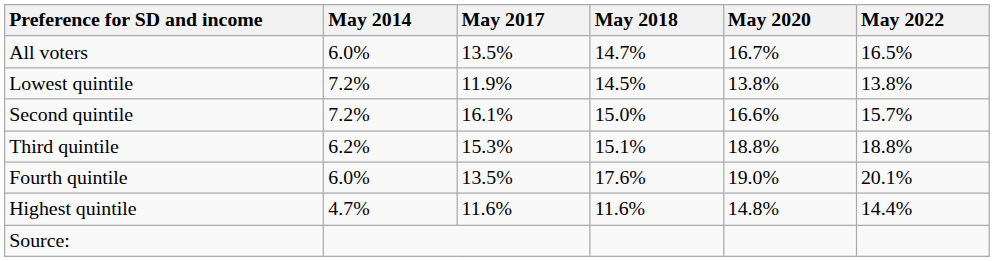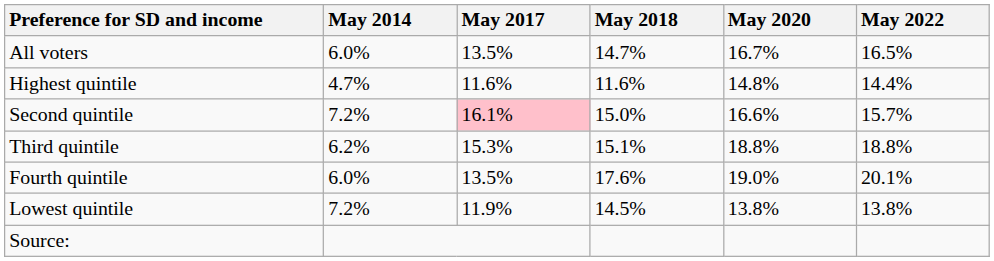rows swapped: (71, 83) <-> (73, 209)
(487, 114) no background -> (487, 114) pink background
